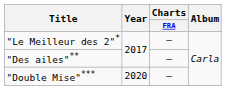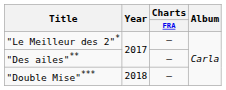(136, 76) 2020 -> (136, 76) 2018
